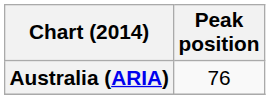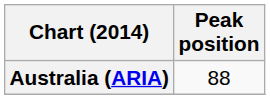(219, 77) 76 -> (219, 77) 88
